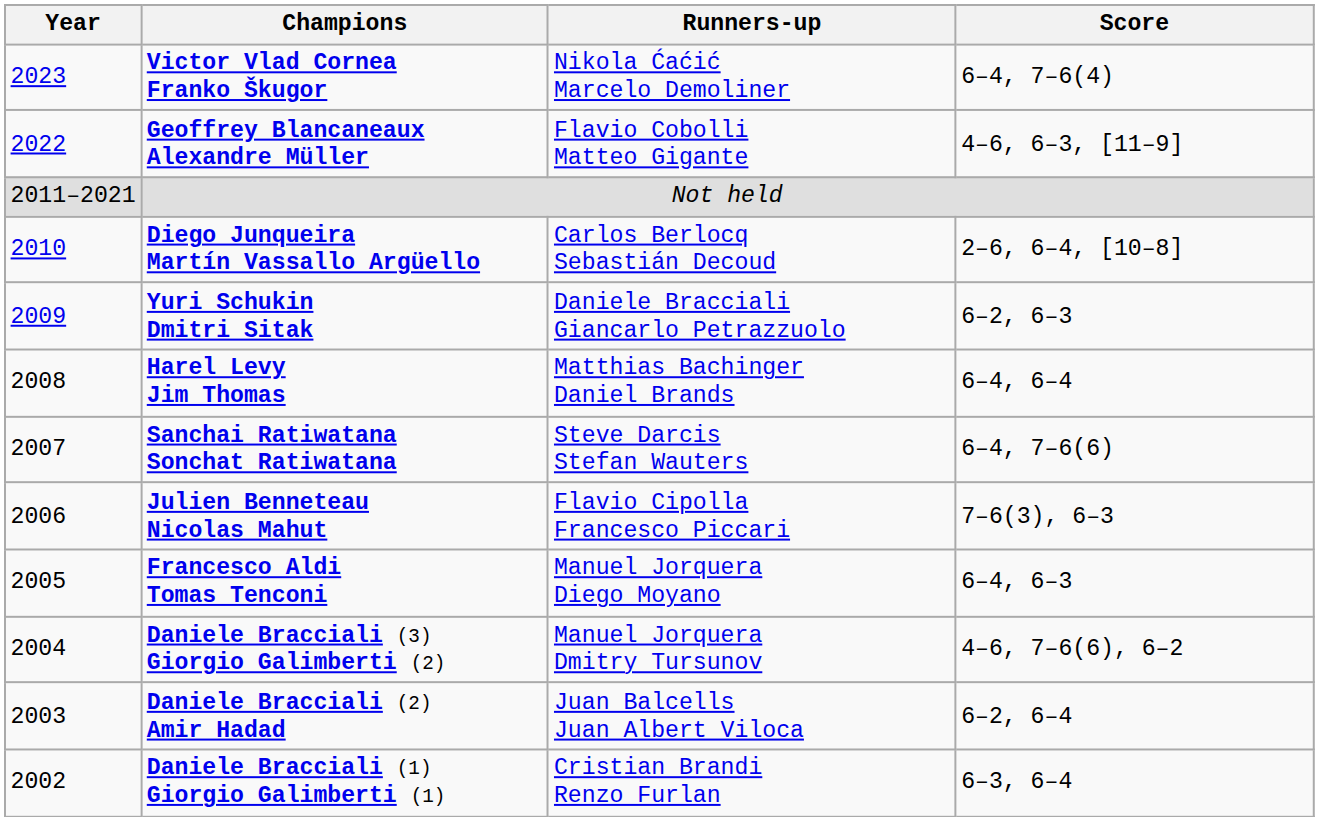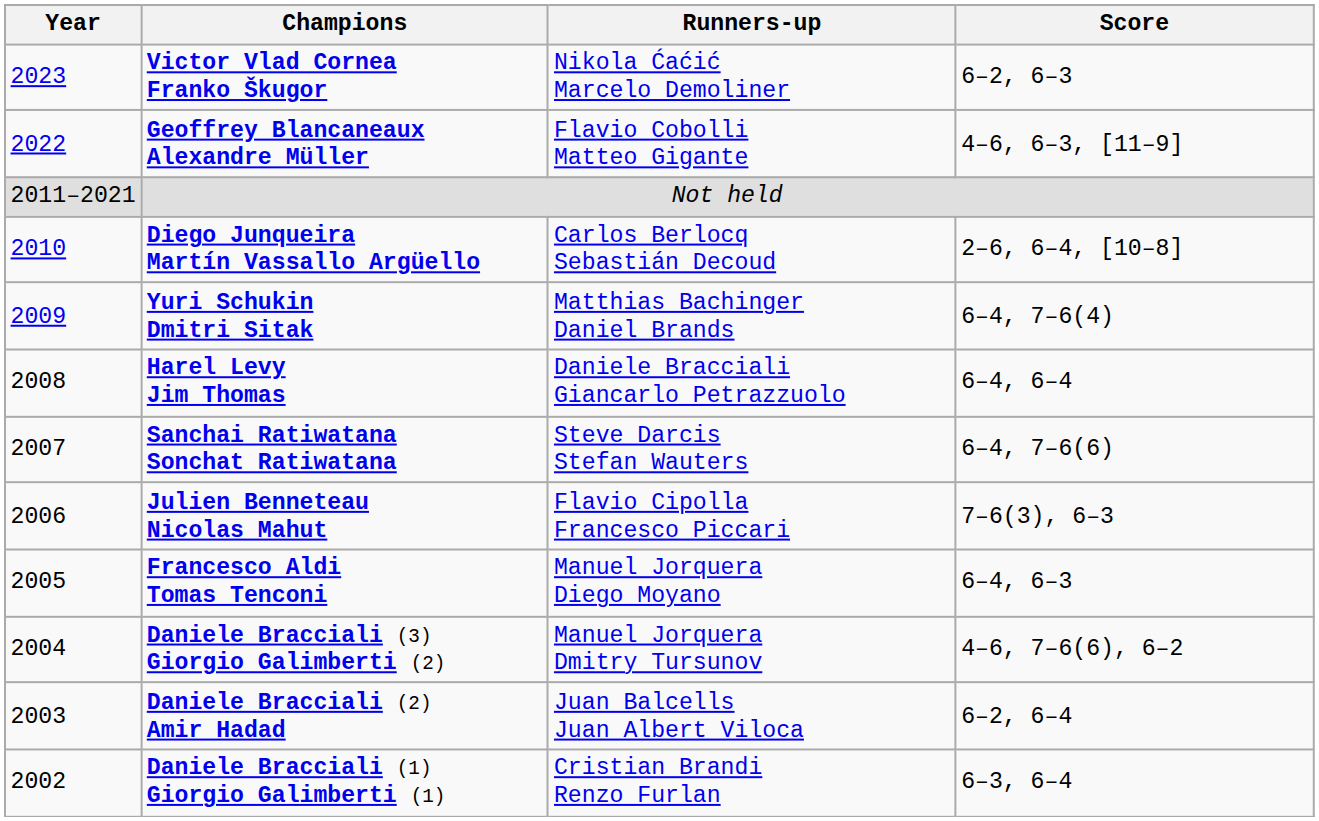(1038, 77) 6–4, 7–6(4) -> (1017, 77) 6–2, 6–3
(700, 316) Daniele Bracciali Giancarlo Petrazzuolo -> (679, 316) Matthias Bachinger Daniel Brands
(1017, 316) 6–2, 6–3 -> (1038, 316) 6–4, 7–6(4)
(679, 382) Matthias Bachinger Daniel Brands -> (700, 382) Daniele Bracciali Giancarlo Petrazzuolo
